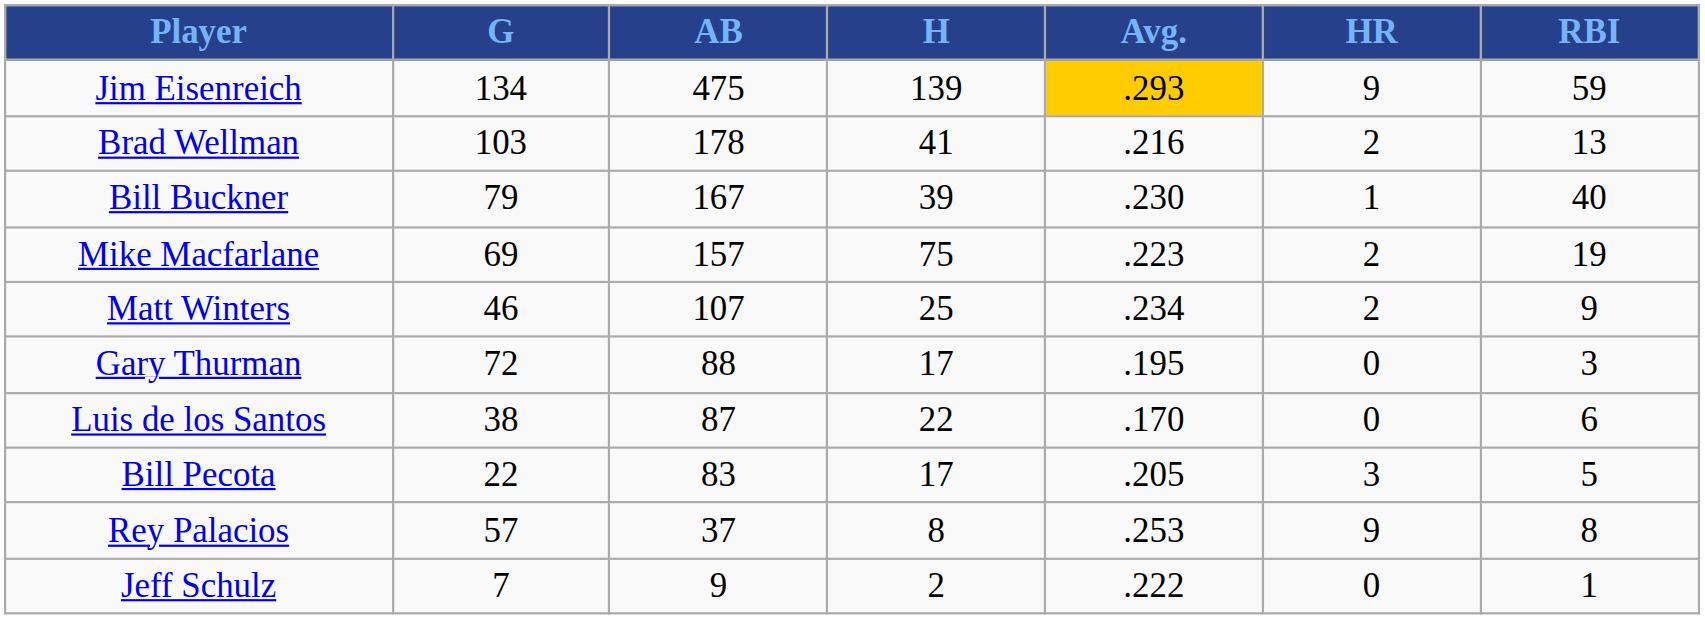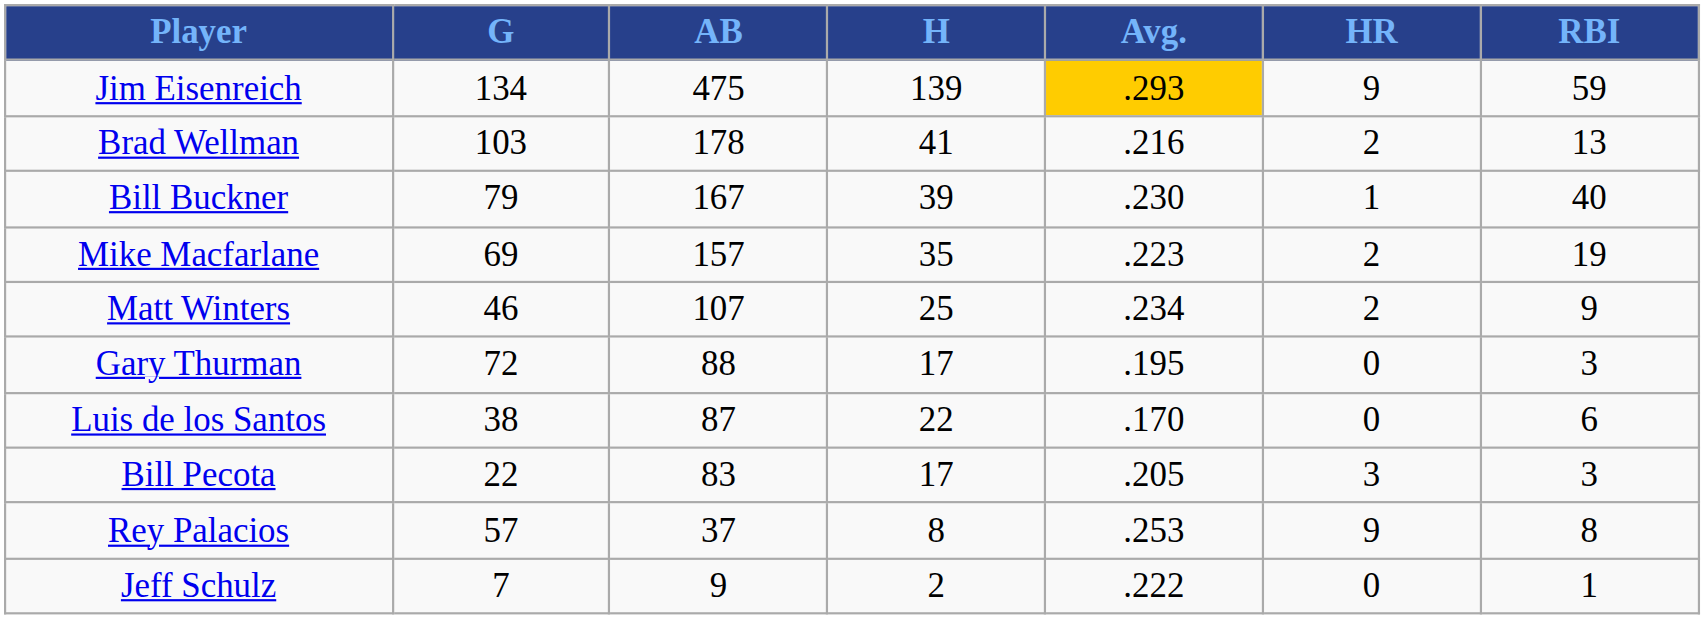(936, 253) 75 -> (936, 253) 35
(1589, 474) 5 -> (1589, 474) 3
